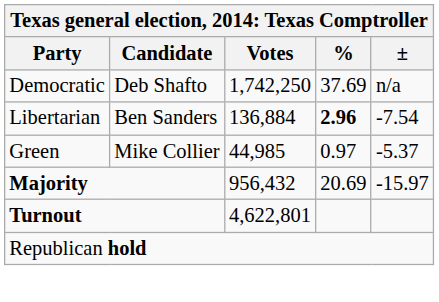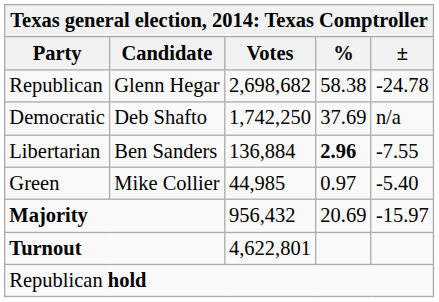+ row: (56, 85)
(397, 118) -7.54 -> (397, 150) -7.55
(397, 150) -5.37 -> (397, 183) -5.40
